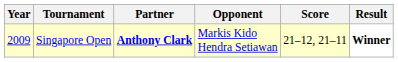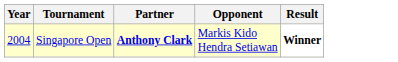- column: (315, 14)
(19, 40) 2009 -> (19, 40) 2004
